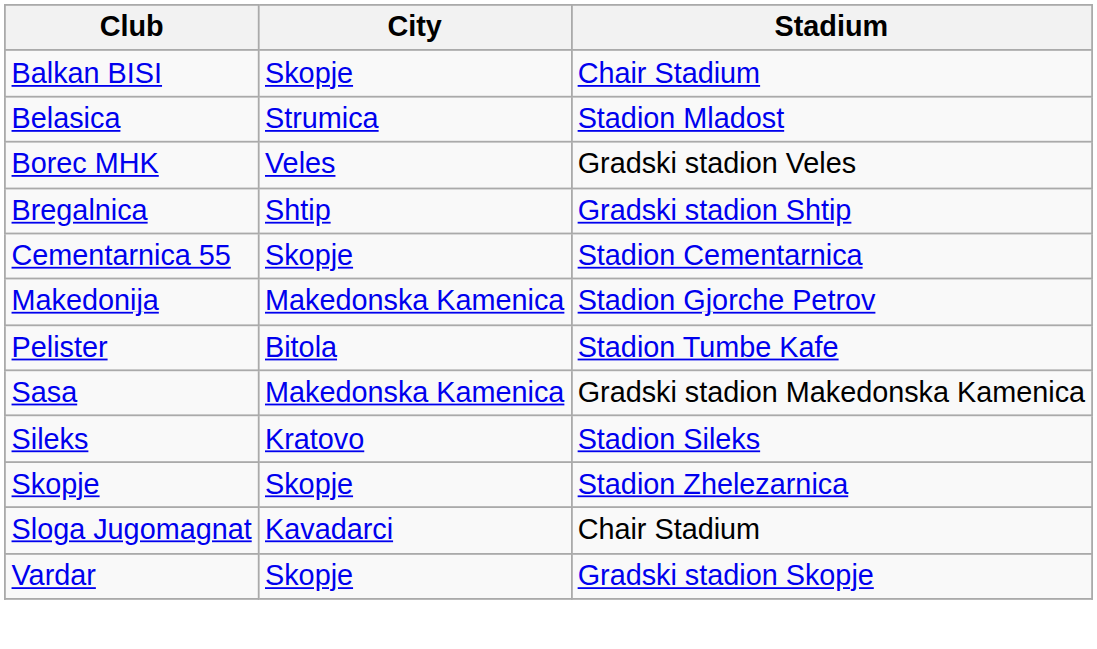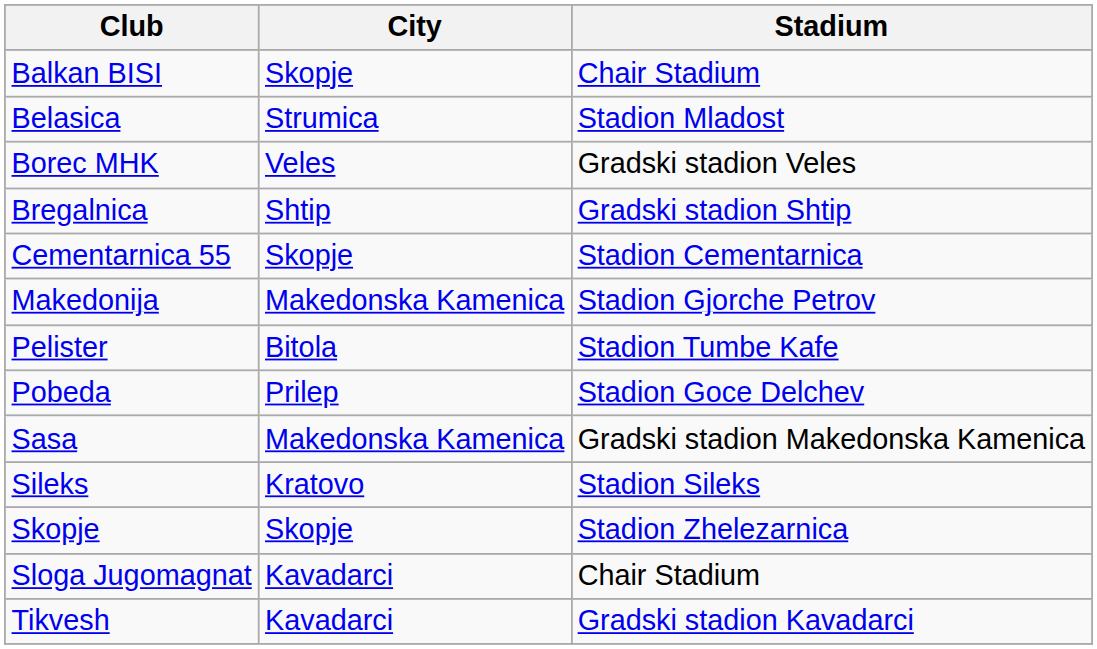+ row: (61, 392)
+ row: (61, 621)
- row: (54, 575)
